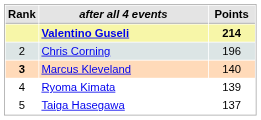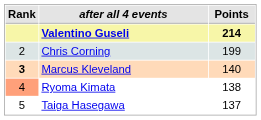(232, 51) 196 -> (232, 51) 199
(22, 87) no background -> (22, 87) lightsalmon background
(232, 87) 139 -> (232, 87) 138
